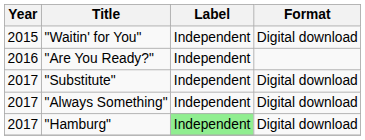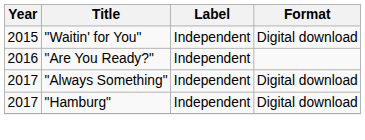- row: (80, 80)
(212, 124) lightgreen background -> (212, 102) no background
